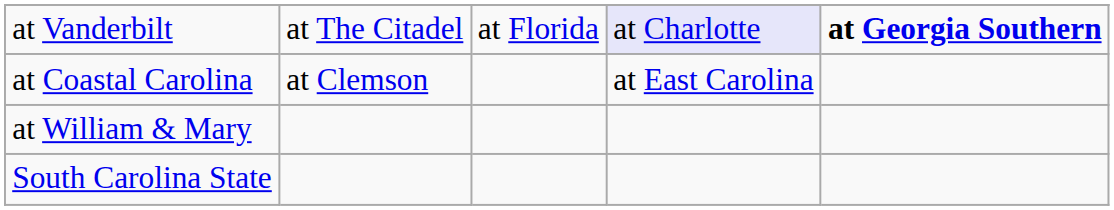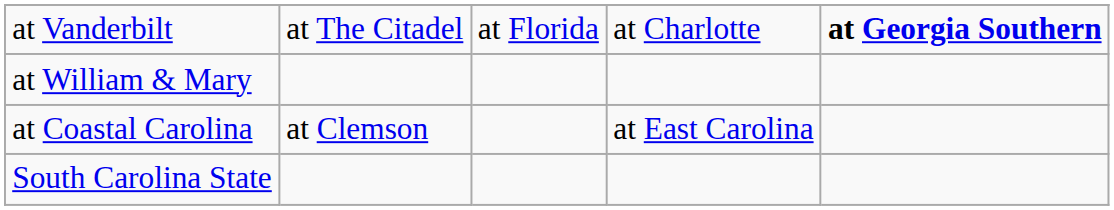(687, 29) lavender background -> (687, 29) no background
rows swapped: (132, 79) <-> (132, 128)
